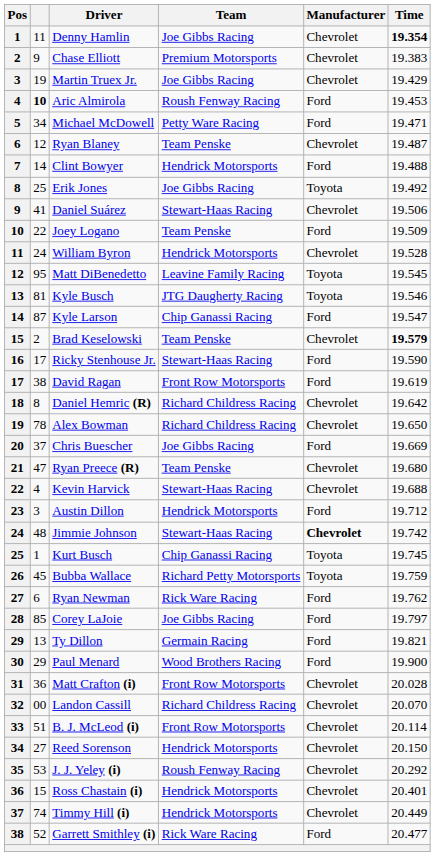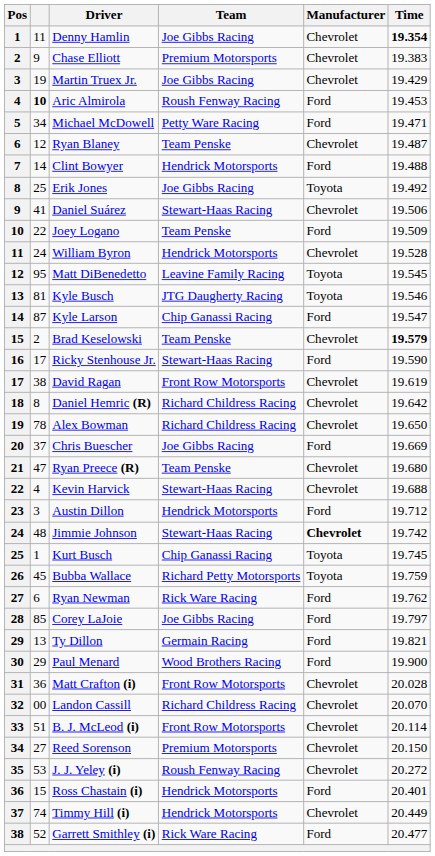(319, 381) Ford -> (332, 381) Chevrolet
(220, 748) Hendrick Motorsports -> (219, 748) Premium Motorsports
(409, 769) 20.292 -> (409, 769) 20.272
(332, 791) Chevrolet -> (319, 791) Ford
